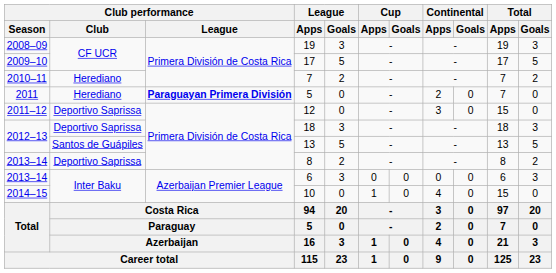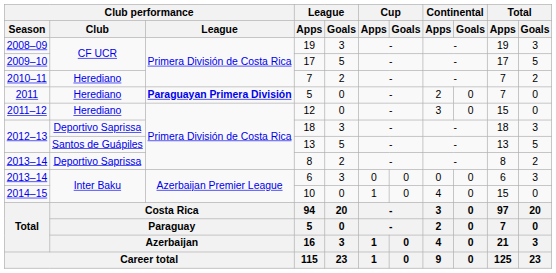(97, 111) Deportivo Saprissa -> (97, 111) Herediano
